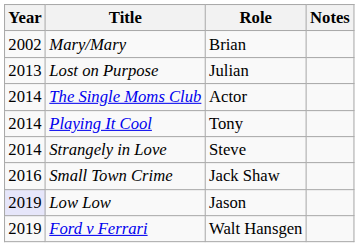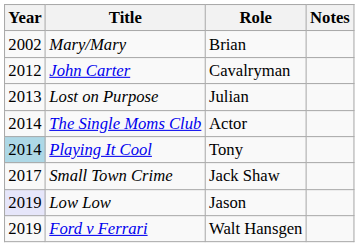+ row: (90, 70)
(25, 123) no background -> (25, 149) lightblue background
- row: (108, 149)
(25, 176) 2016 -> (25, 176) 2017
